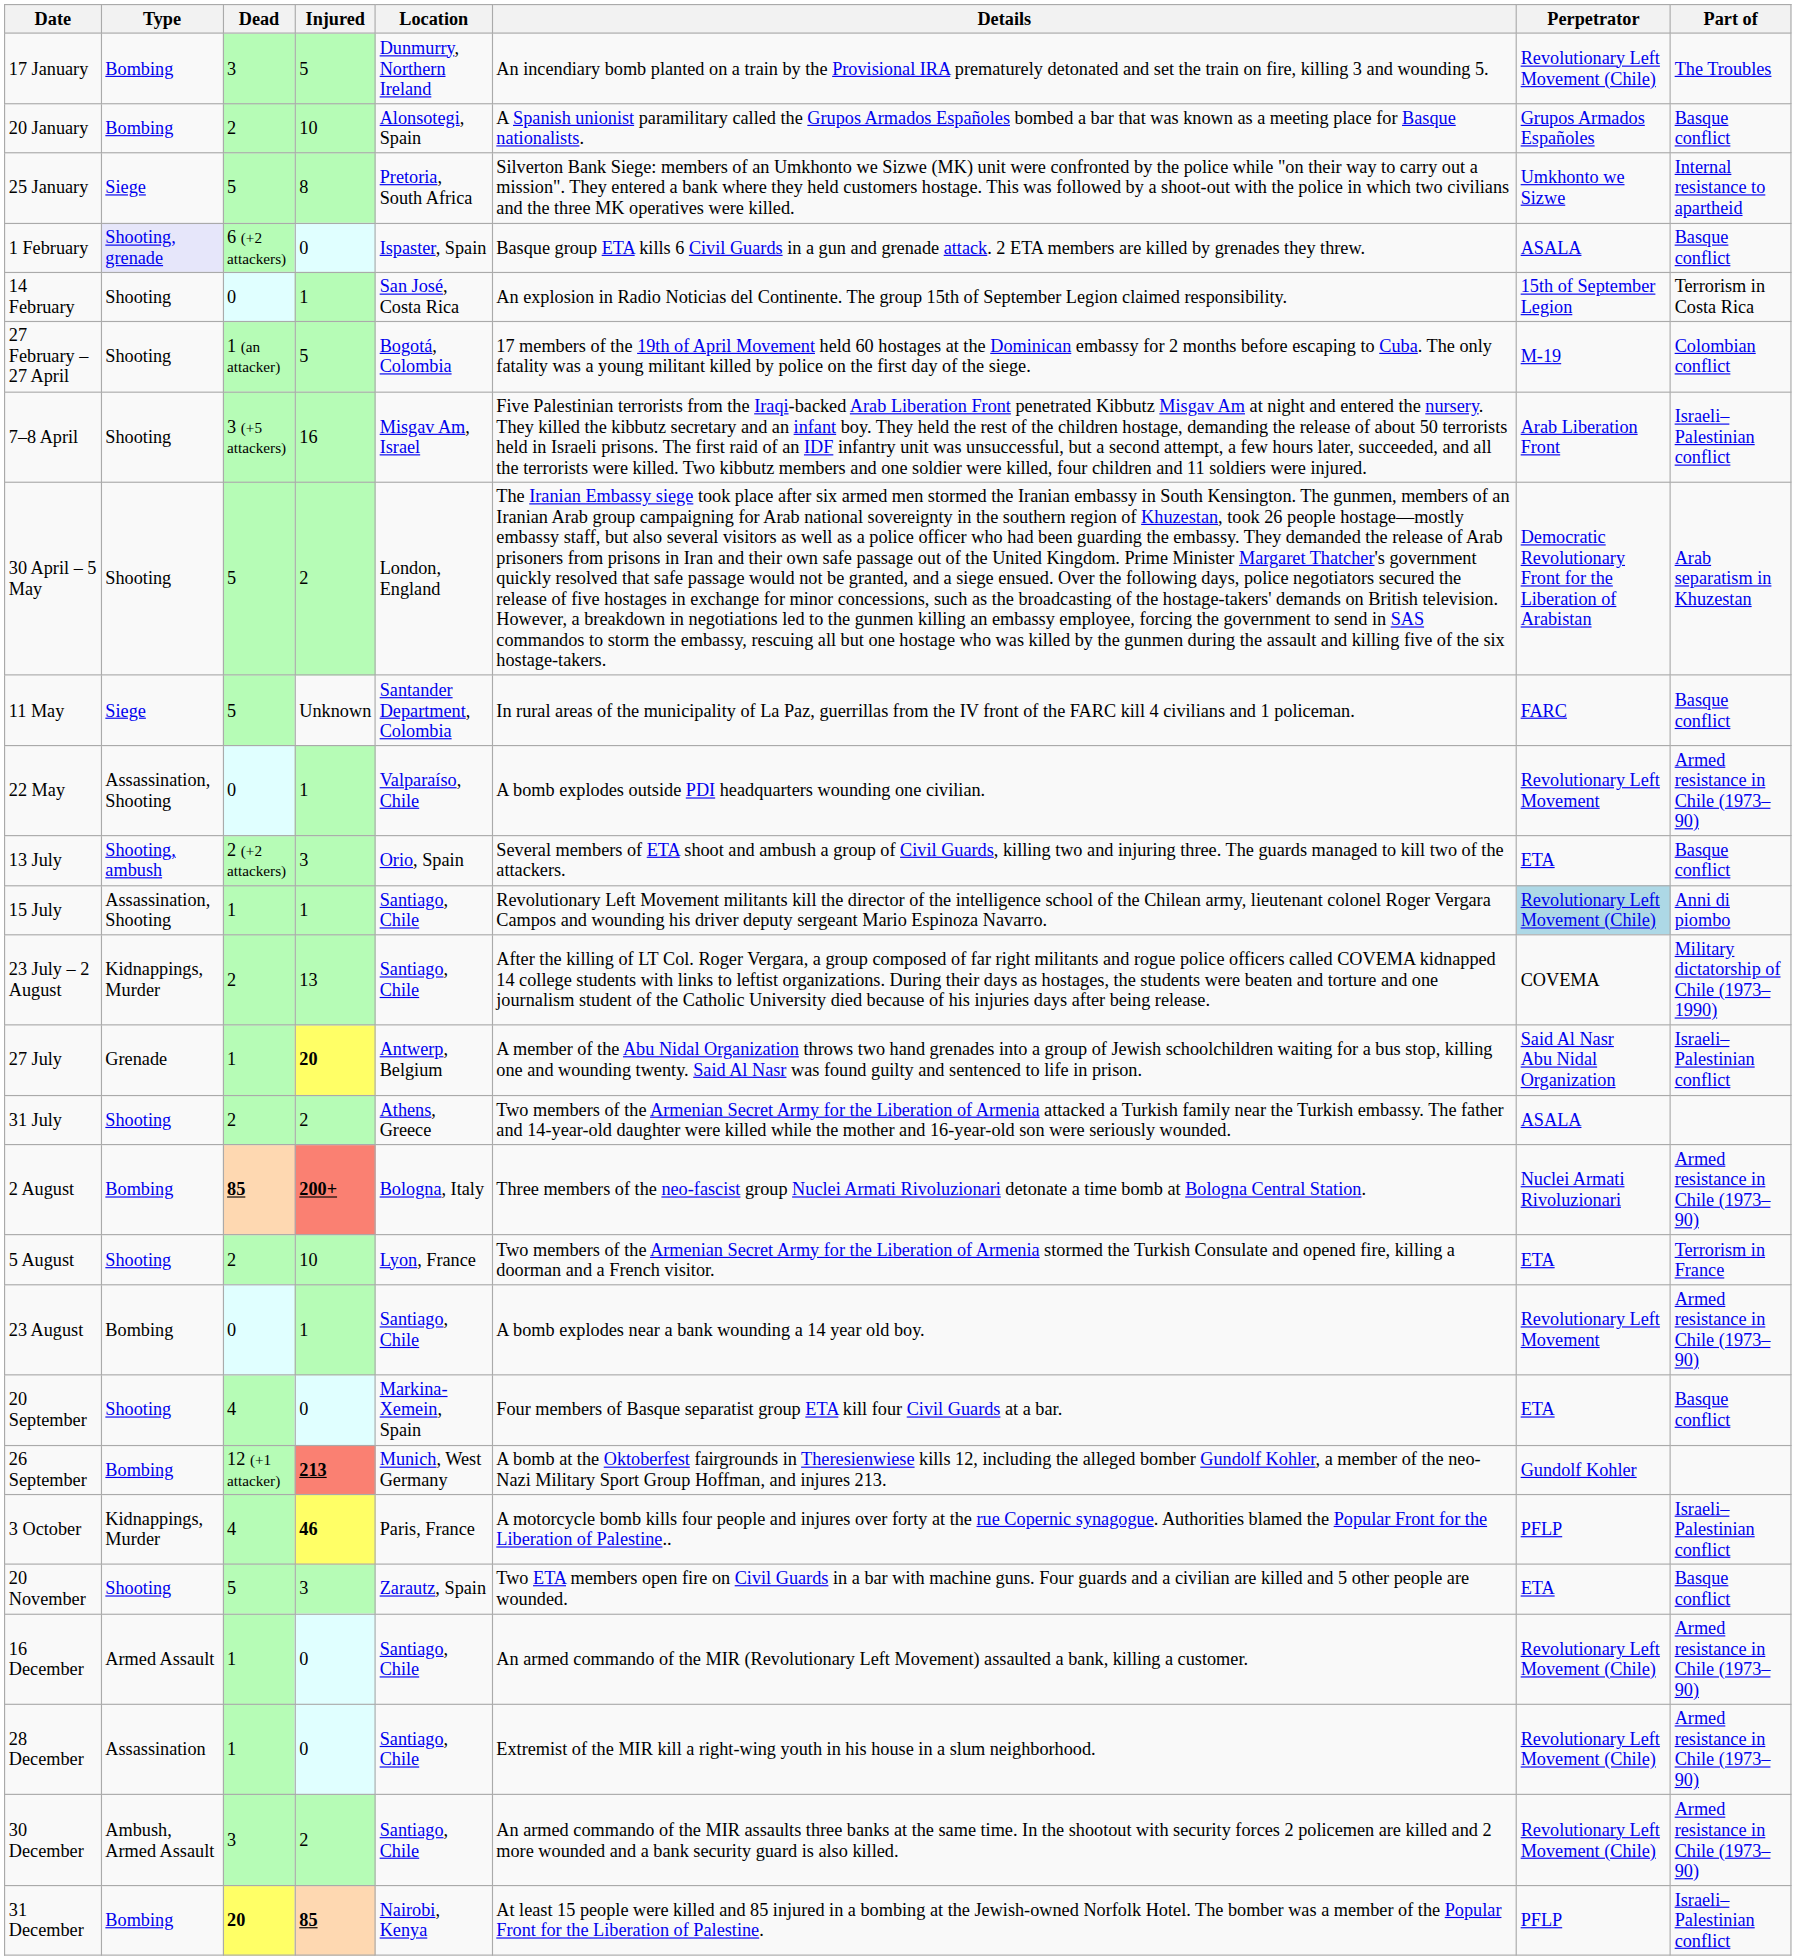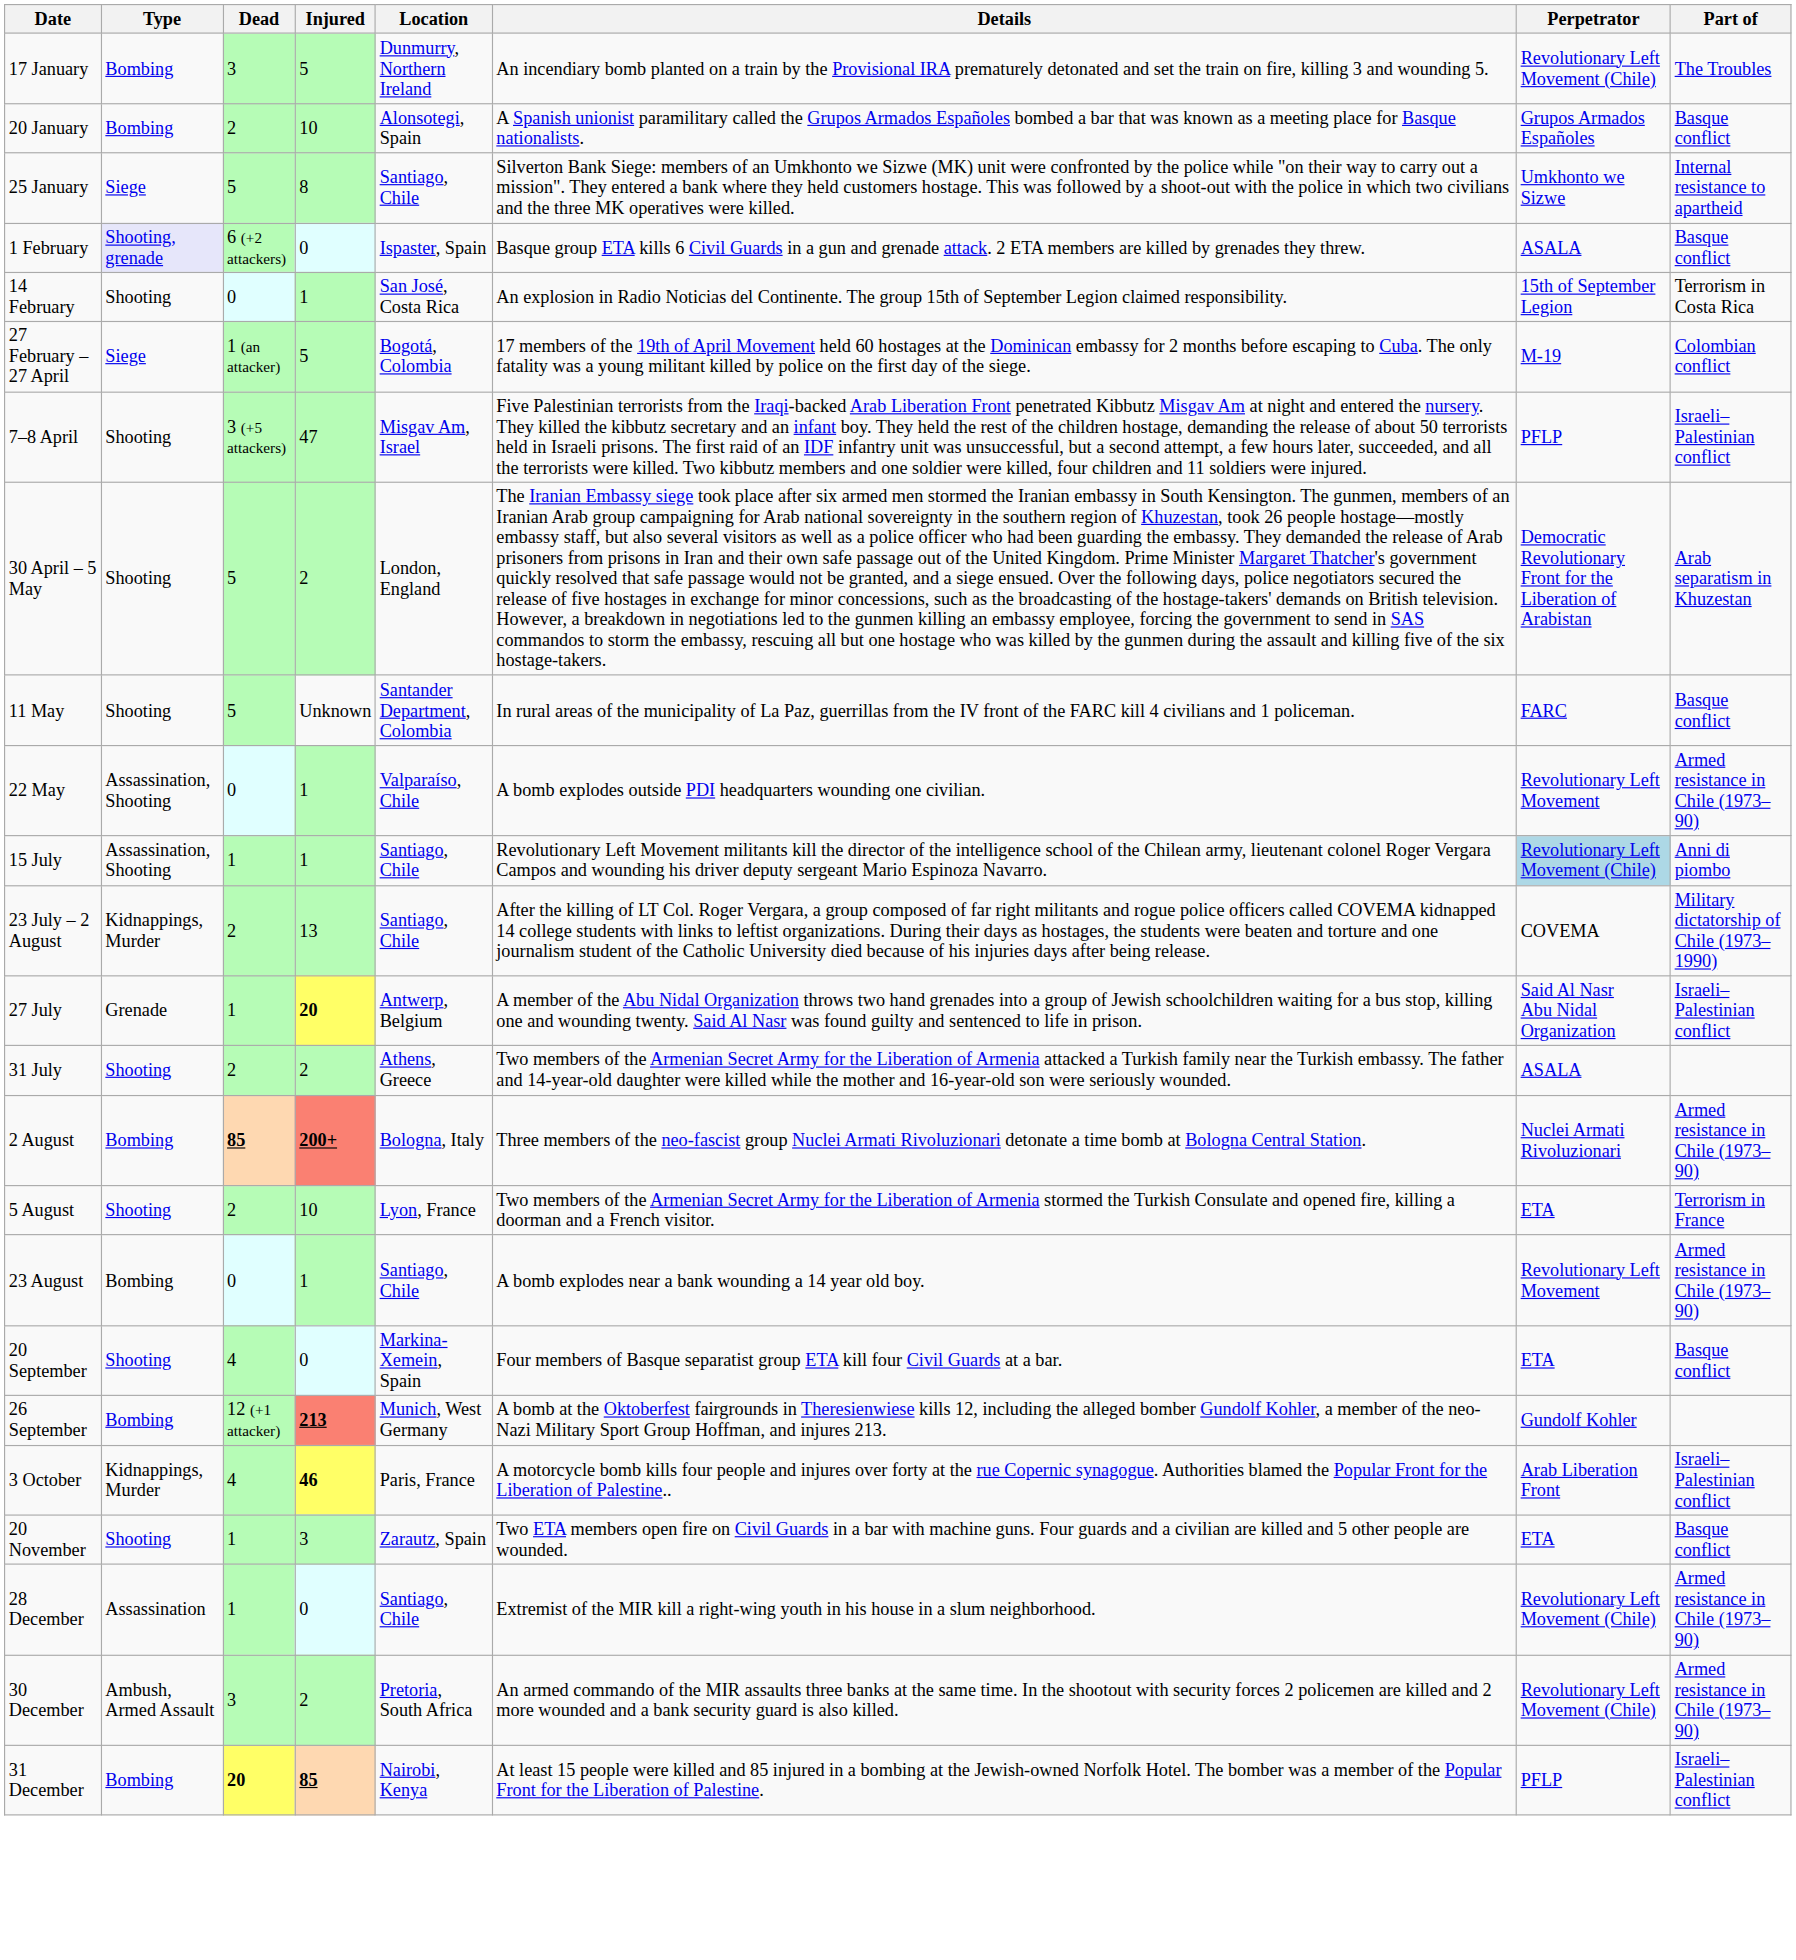(426, 187) Pretoria, South Africa -> (414, 187) Santiago, Chile
(138, 356) Shooting -> (126, 356) Siege
(308, 436) 16 -> (308, 436) 47
(1579, 436) Arab Liberation Front -> (1541, 436) PFLP
(126, 710) Siege -> (138, 710) Shooting
- row: (35, 860)
(1541, 1529) PFLP -> (1579, 1479) Arab Liberation Front
(232, 1589) 5 -> (232, 1539) 1
- row: (46, 1658)
(414, 1839) Santiago, Chile -> (426, 1700) Pretoria, South Africa
